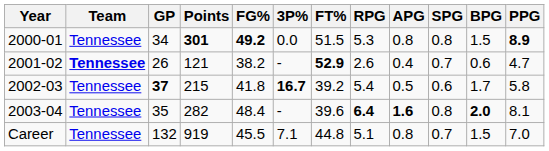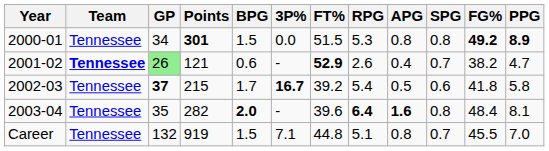columns swapped: (253, 16) <-> (486, 16)
(160, 63) no background -> (160, 63) lightgreen background
